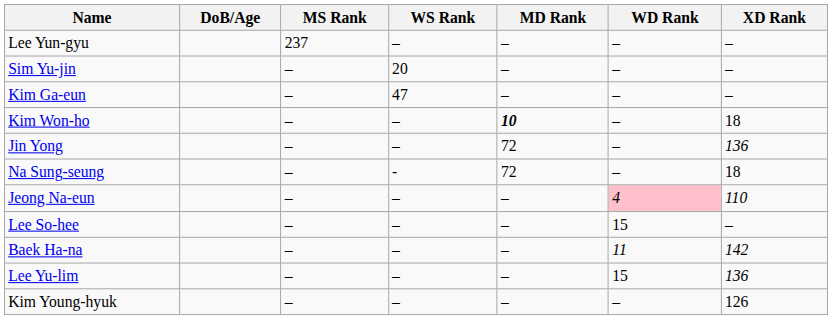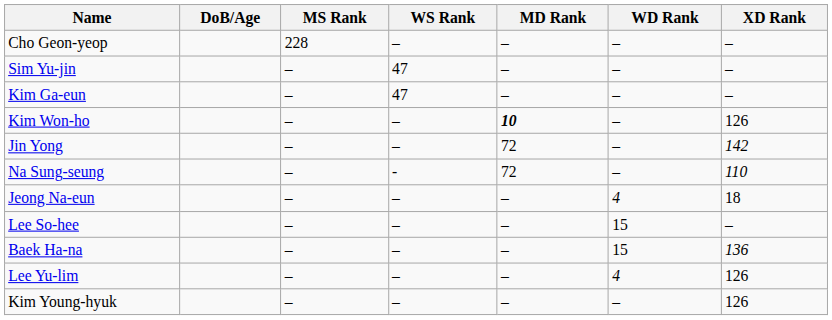+ row: (58, 43)
- row: (48, 43)
(400, 69) 20 -> (400, 69) 47
(733, 120) 18 -> (737, 120) 126
(737, 146) 136 -> (737, 146) 142
(733, 172) 18 -> (736, 172) 110
(616, 198) pink background -> (616, 198) no background
(736, 198) 110 -> (733, 198) 18
(619, 249) 11 -> (620, 249) 15
(737, 249) 142 -> (737, 249) 136
(620, 275) 15 -> (616, 275) 4
(737, 275) 136 -> (737, 275) 126
